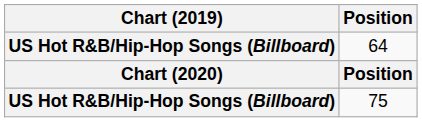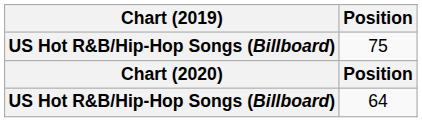rows swapped: (378, 102) <-> (378, 46)
